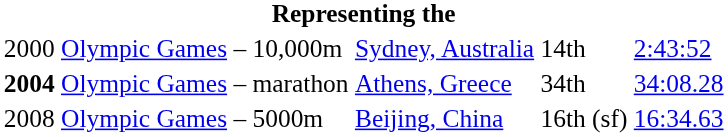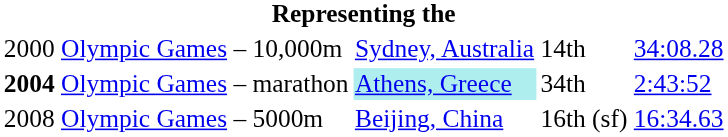(673, 48) 2:43:52 -> (679, 48) 34:08.28
(433, 83) no background -> (433, 83) paleturquoise background
(679, 83) 34:08.28 -> (673, 83) 2:43:52
